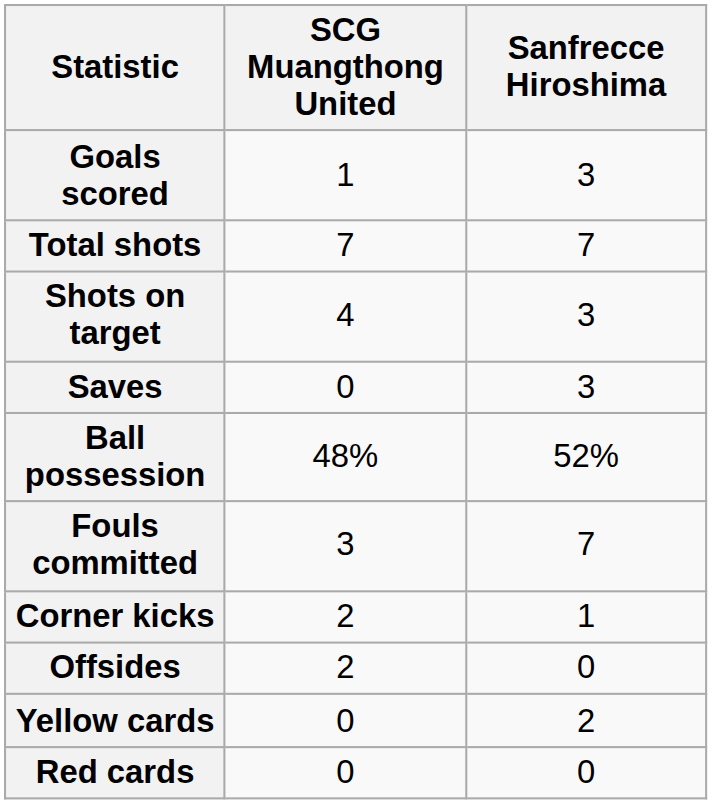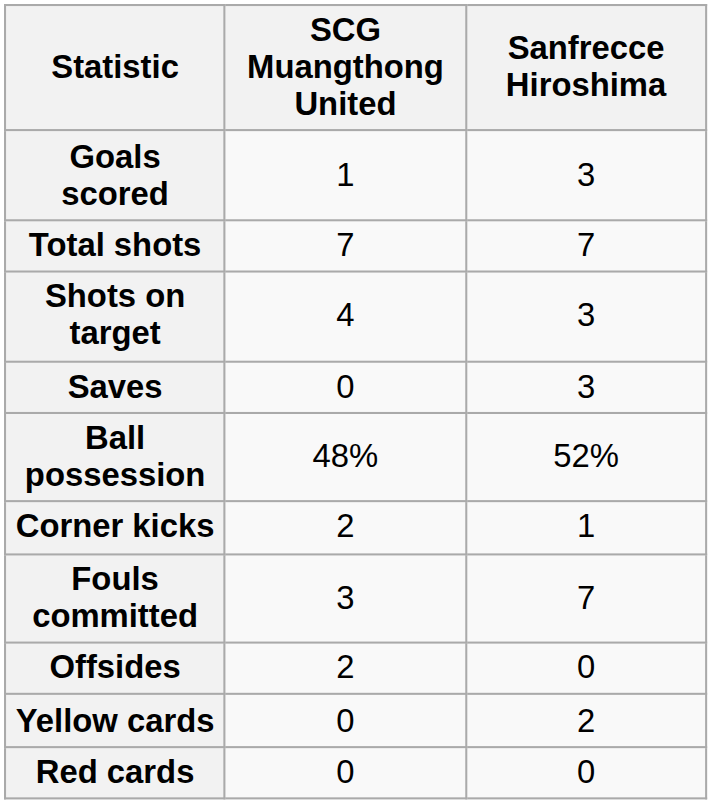rows swapped: (115, 616) <-> (115, 545)
